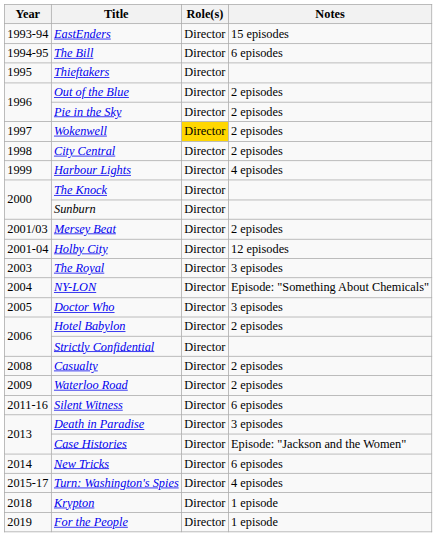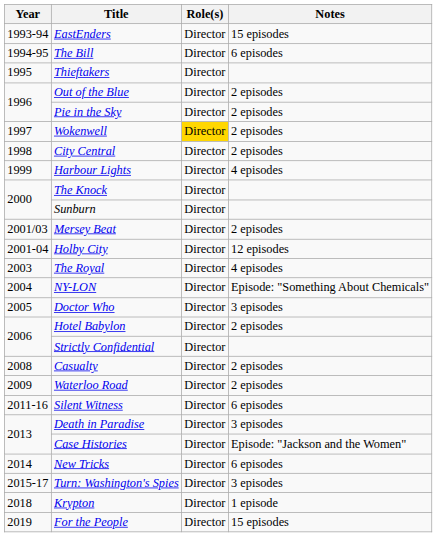(257, 268) 3 episodes -> (257, 268) 4 episodes
(257, 483) 4 episodes -> (257, 483) 3 episodes
(255, 522) 1 episode -> (260, 522) 15 episodes
